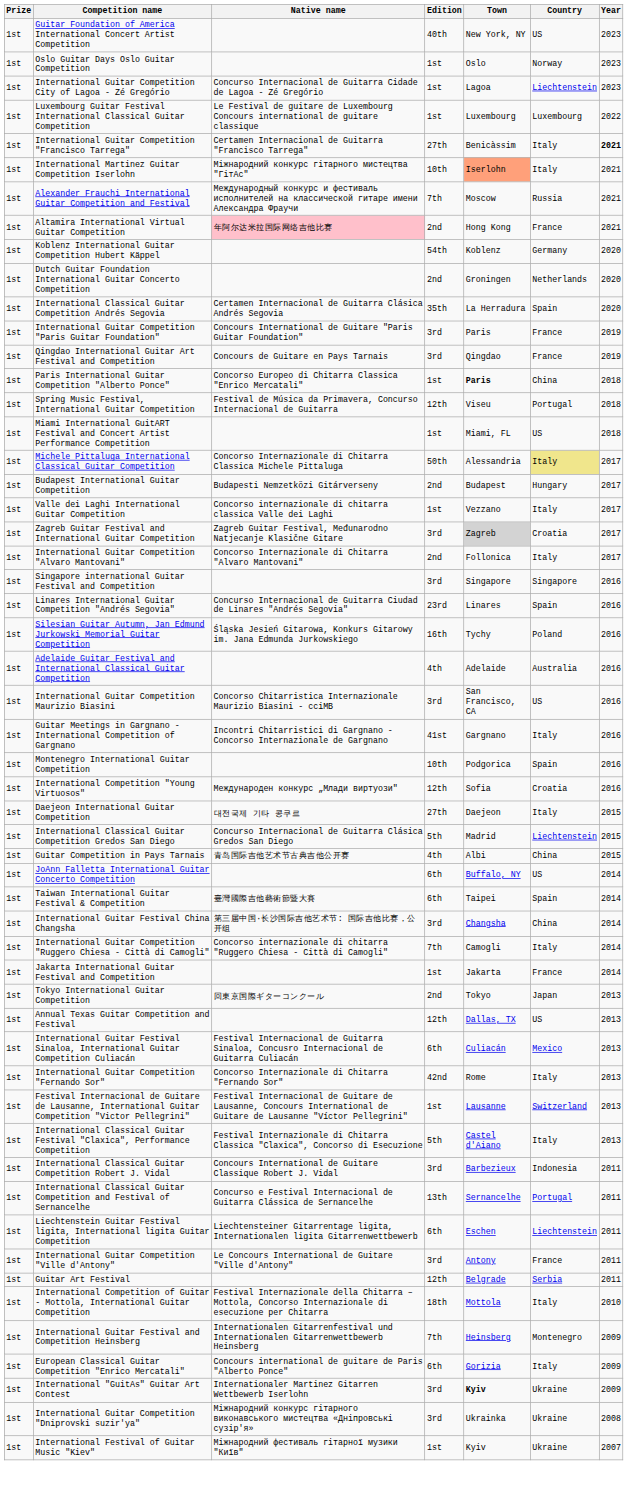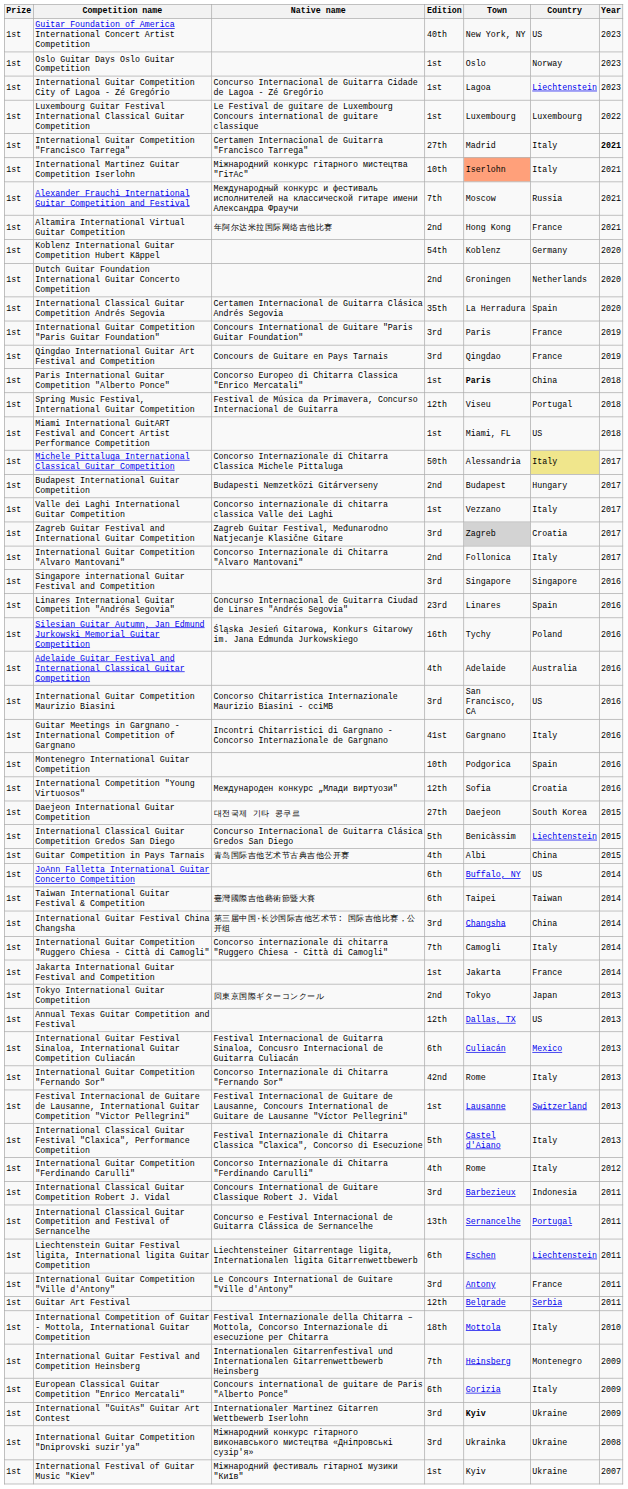(491, 145) Benicàssim -> (481, 145) Madrid
(273, 227) pink background -> (273, 227) no background
(545, 812) Italy -> (560, 812) South Korea
(481, 836) Madrid -> (491, 836) Benicàssim
(545, 899) Spain -> (547, 899) Taiwan
+ row: (115, 1169)
